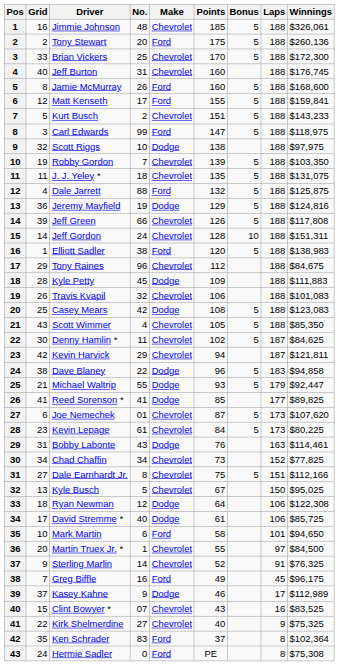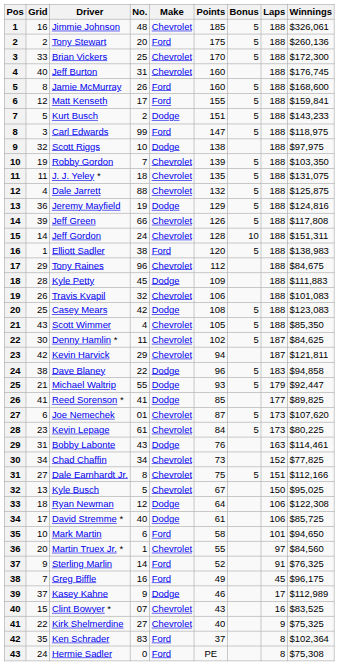(172, 116) Chevrolet -> (166, 116) Dodge
(161, 191) Ford -> (172, 191) Chevrolet
(307, 549) $84,500 -> (307, 549) $84,560
(172, 564) Chevrolet -> (161, 564) Ford
